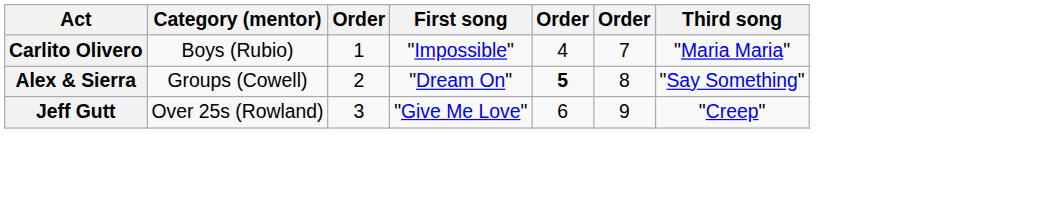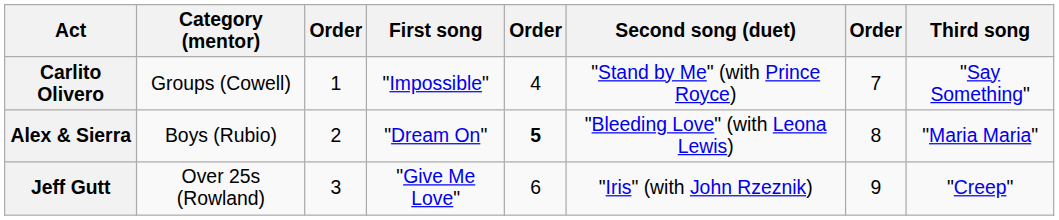+ column: (706, 30)
(237, 50) Boys (Rubio) -> (221, 83) Groups (Cowell)
(732, 50) "Maria Maria" -> (980, 83) "Say Something"
(237, 81) Groups (Cowell) -> (221, 135) Boys (Rubio)
(732, 81) "Say Something" -> (980, 135) "Maria Maria"
